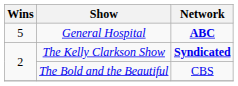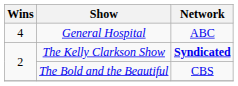(20, 33) 5 -> (20, 33) 4
(202, 33) bold -> (202, 33) normal
